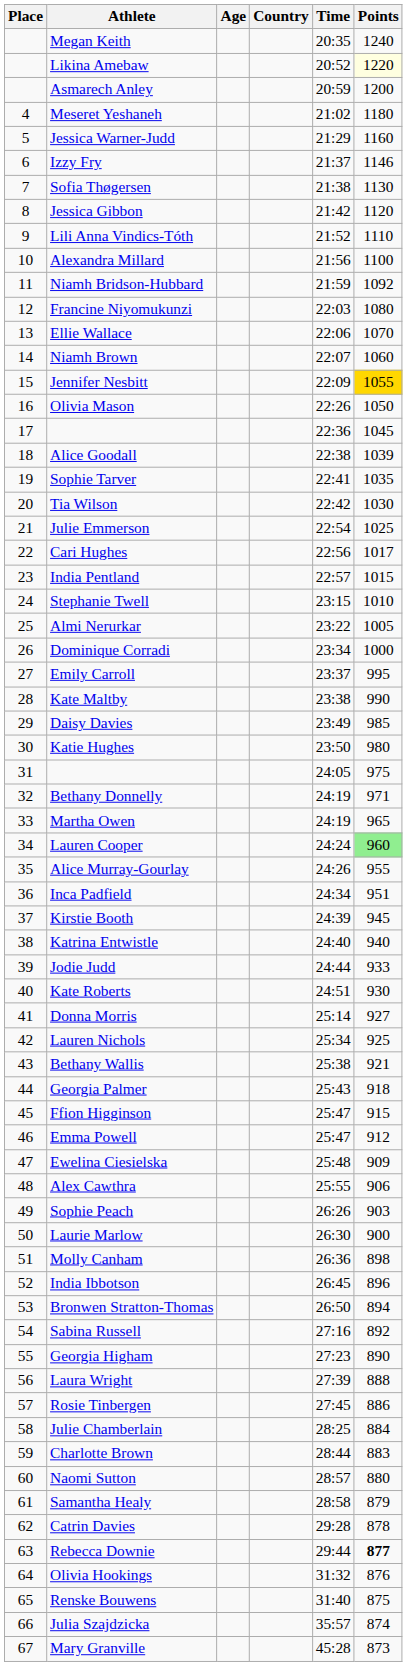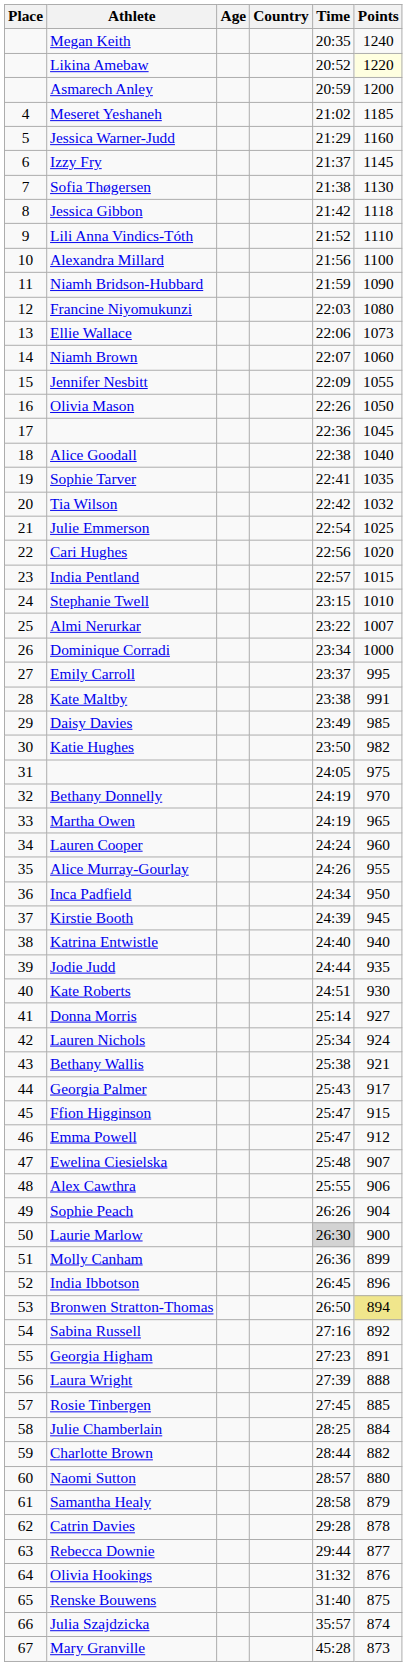(378, 114) 1180 -> (378, 114) 1185
(378, 162) 1146 -> (378, 162) 1145
(378, 211) 1120 -> (378, 211) 1118
(378, 284) 1092 -> (378, 284) 1090
(378, 333) 1070 -> (378, 333) 1073
(378, 382) gold background -> (378, 382) no background
(378, 455) 1039 -> (378, 455) 1040
(378, 503) 1030 -> (378, 503) 1032
(378, 552) 1017 -> (378, 552) 1020
(378, 625) 1005 -> (378, 625) 1007
(378, 698) 990 -> (378, 698) 991
(378, 747) 980 -> (378, 747) 982
(378, 796) 971 -> (378, 796) 970
(378, 844) lightgreen background -> (378, 844) no background
(378, 893) 951 -> (378, 893) 950
(378, 966) 933 -> (378, 966) 935
(378, 1039) 925 -> (378, 1039) 924
(378, 1088) 918 -> (378, 1088) 917
(378, 1161) 909 -> (378, 1161) 907
(378, 1210) 903 -> (378, 1210) 904
(333, 1234) no background -> (333, 1234) lightgrey background
(378, 1259) 898 -> (378, 1259) 899
(378, 1307) no background -> (378, 1307) khaki background
(378, 1356) 890 -> (378, 1356) 891
(378, 1405) 886 -> (378, 1405) 885
(378, 1453) 883 -> (378, 1453) 882
(378, 1551) bold -> (378, 1551) normal
